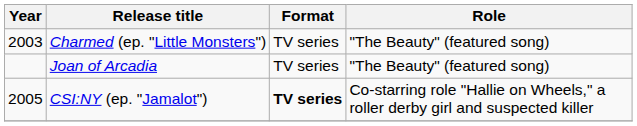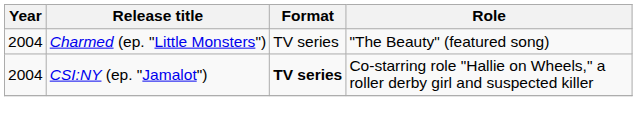(25, 41) 2003 -> (25, 41) 2004
- row: (103, 66)
(25, 99) 2005 -> (25, 74) 2004
